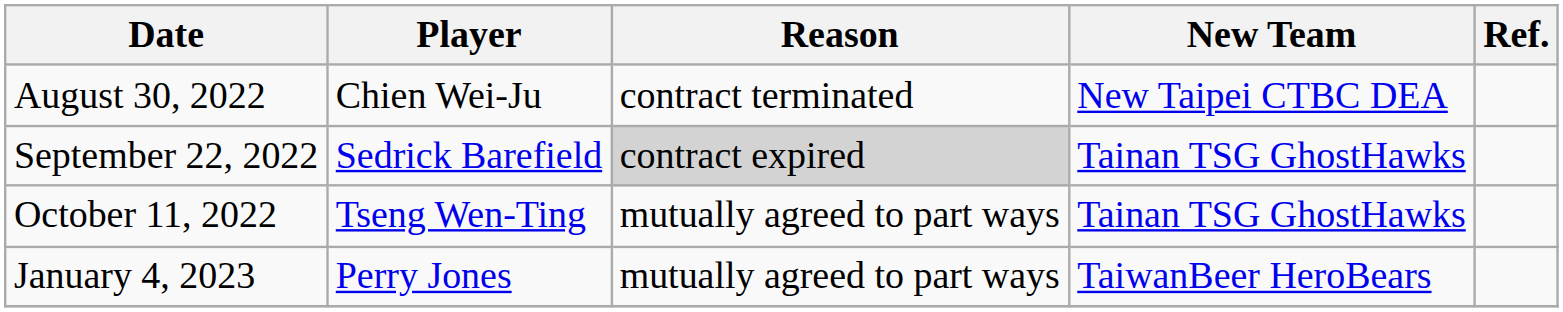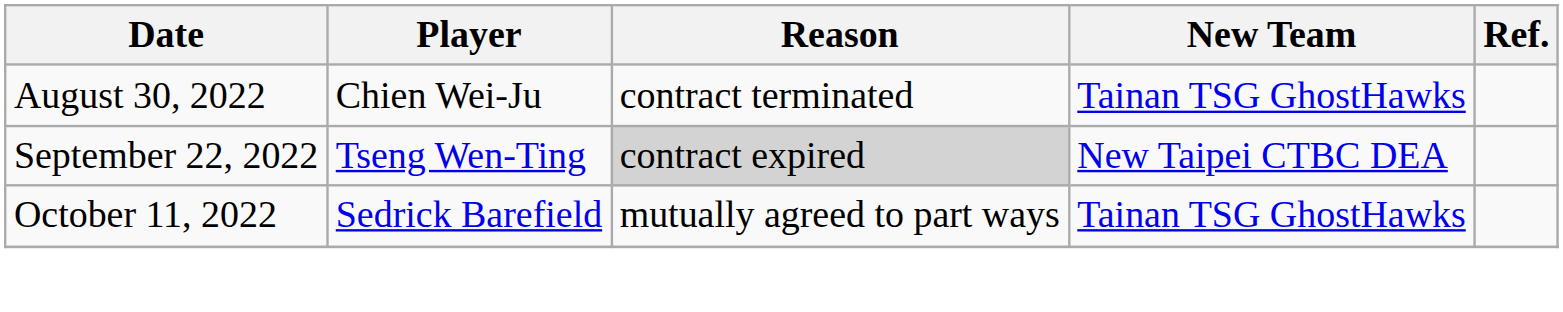(1263, 94) New Taipei CTBC DEA -> (1272, 94) Tainan TSG GhostHawks
(469, 154) Sedrick Barefield -> (461, 154) Tseng Wen-Ting
(1272, 154) Tainan TSG GhostHawks -> (1263, 154) New Taipei CTBC DEA
(461, 214) Tseng Wen-Ting -> (469, 214) Sedrick Barefield
- row: (135, 275)
